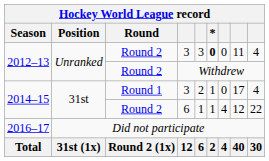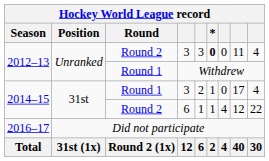(142, 71) Round 2 -> (142, 71) Round 1
